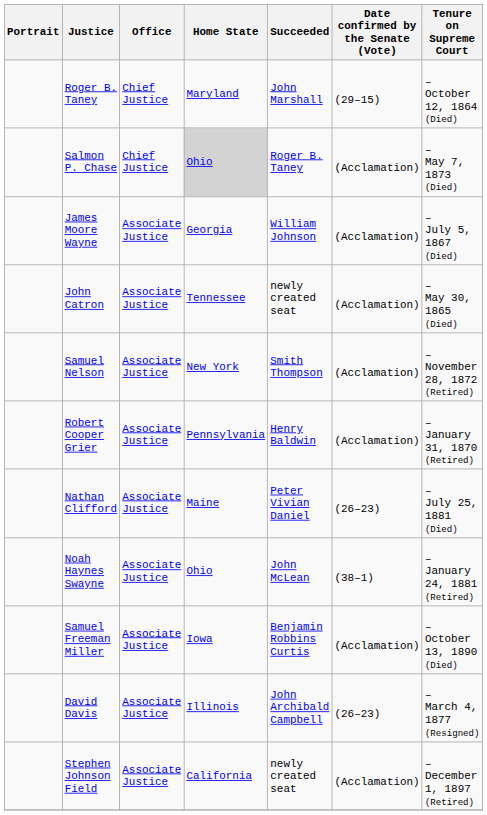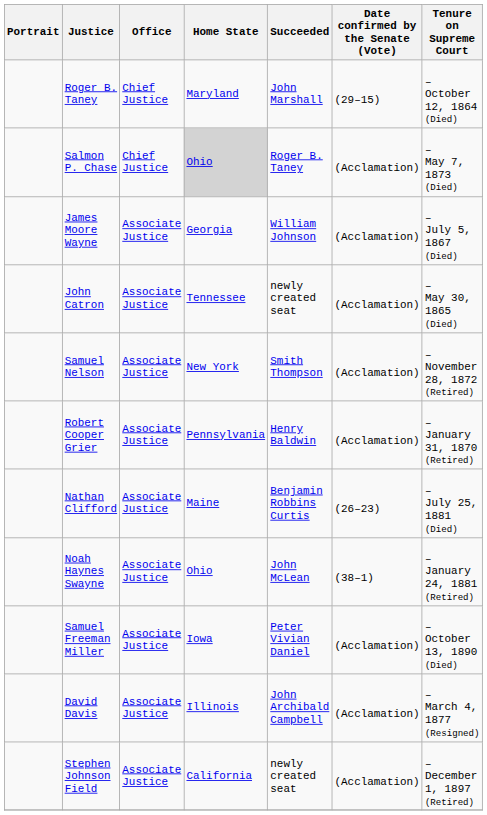(290, 503) Peter Vivian Daniel -> (297, 503) Benjamin Robbins Curtis
(297, 640) Benjamin Robbins Curtis -> (290, 640) Peter Vivian Daniel
(357, 714) (26–23) -> (377, 714) (Acclamation)
